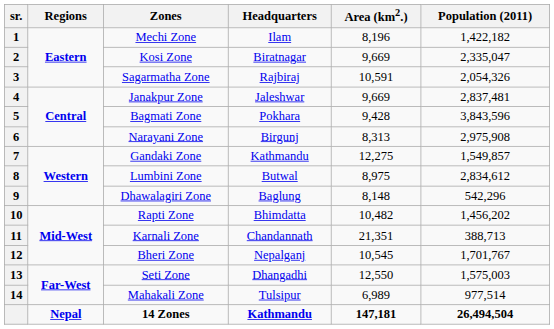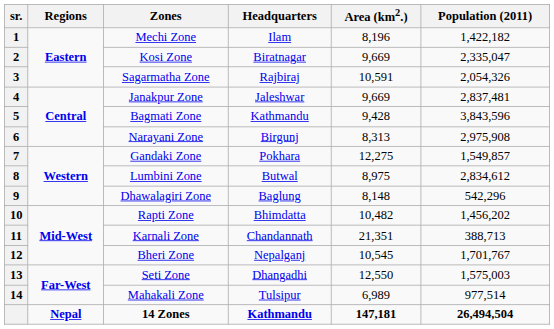(280, 116) Pokhara -> (280, 116) Kathmandu
(280, 156) Kathmandu -> (280, 156) Pokhara
